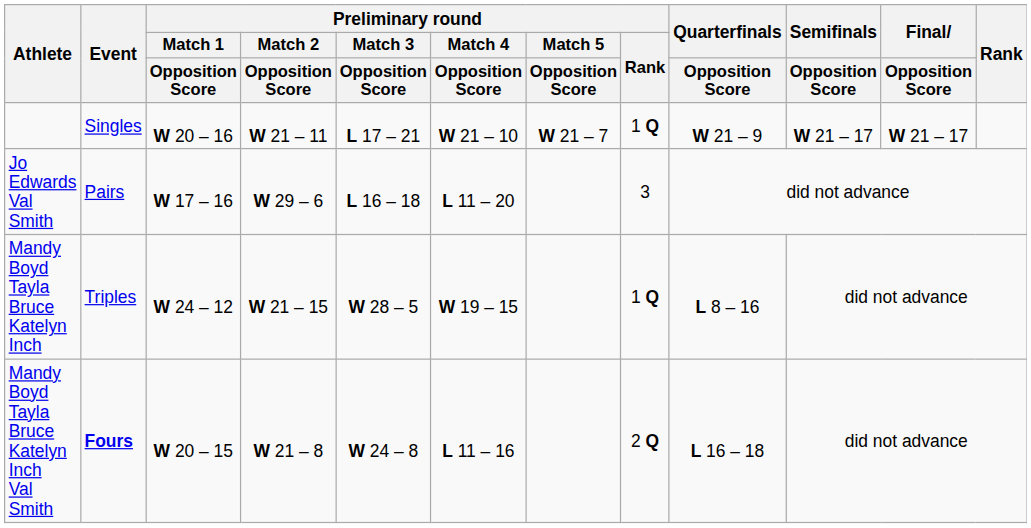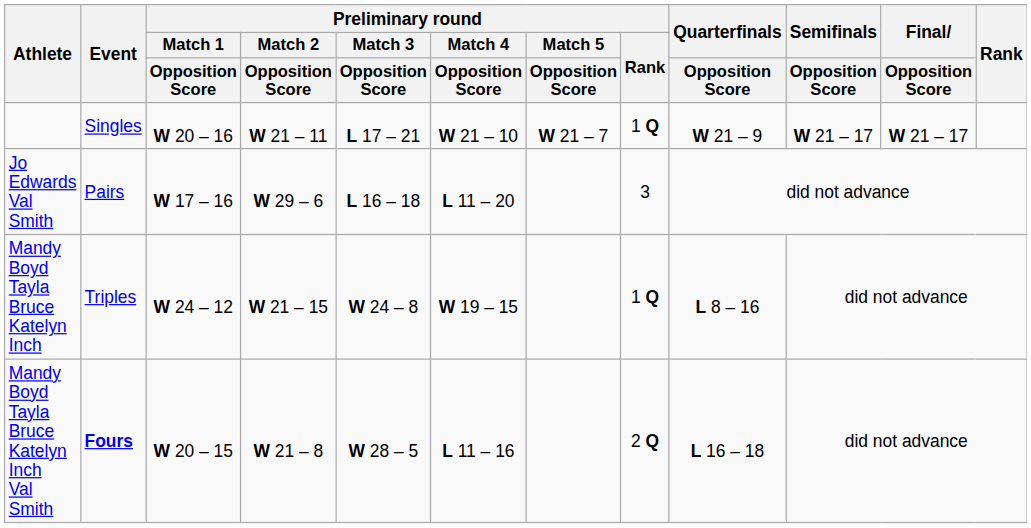(383, 307) W 28 – 5 -> (383, 307) W 24 – 8
(383, 451) W 24 – 8 -> (383, 451) W 28 – 5
